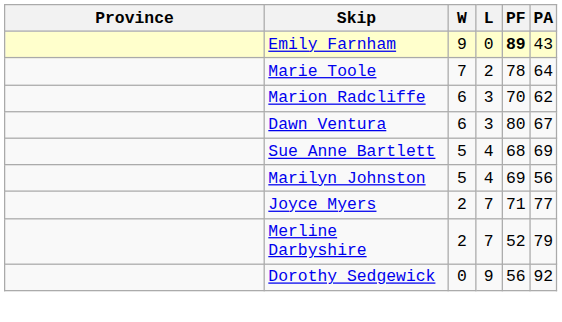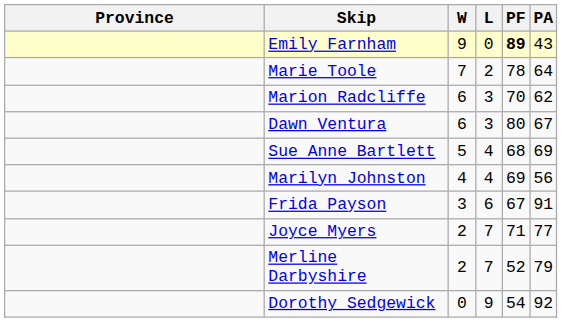(462, 178) 5 -> (462, 178) 4
+ row: (327, 205)
(516, 277) 56 -> (516, 304) 54
